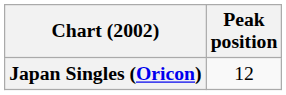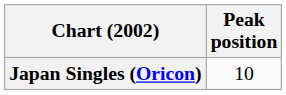(244, 73) 12 -> (244, 73) 10
